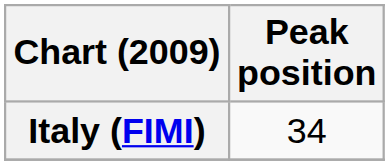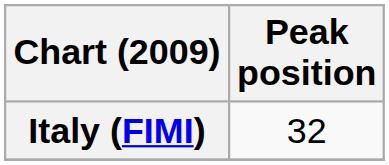(307, 130) 34 -> (307, 130) 32
